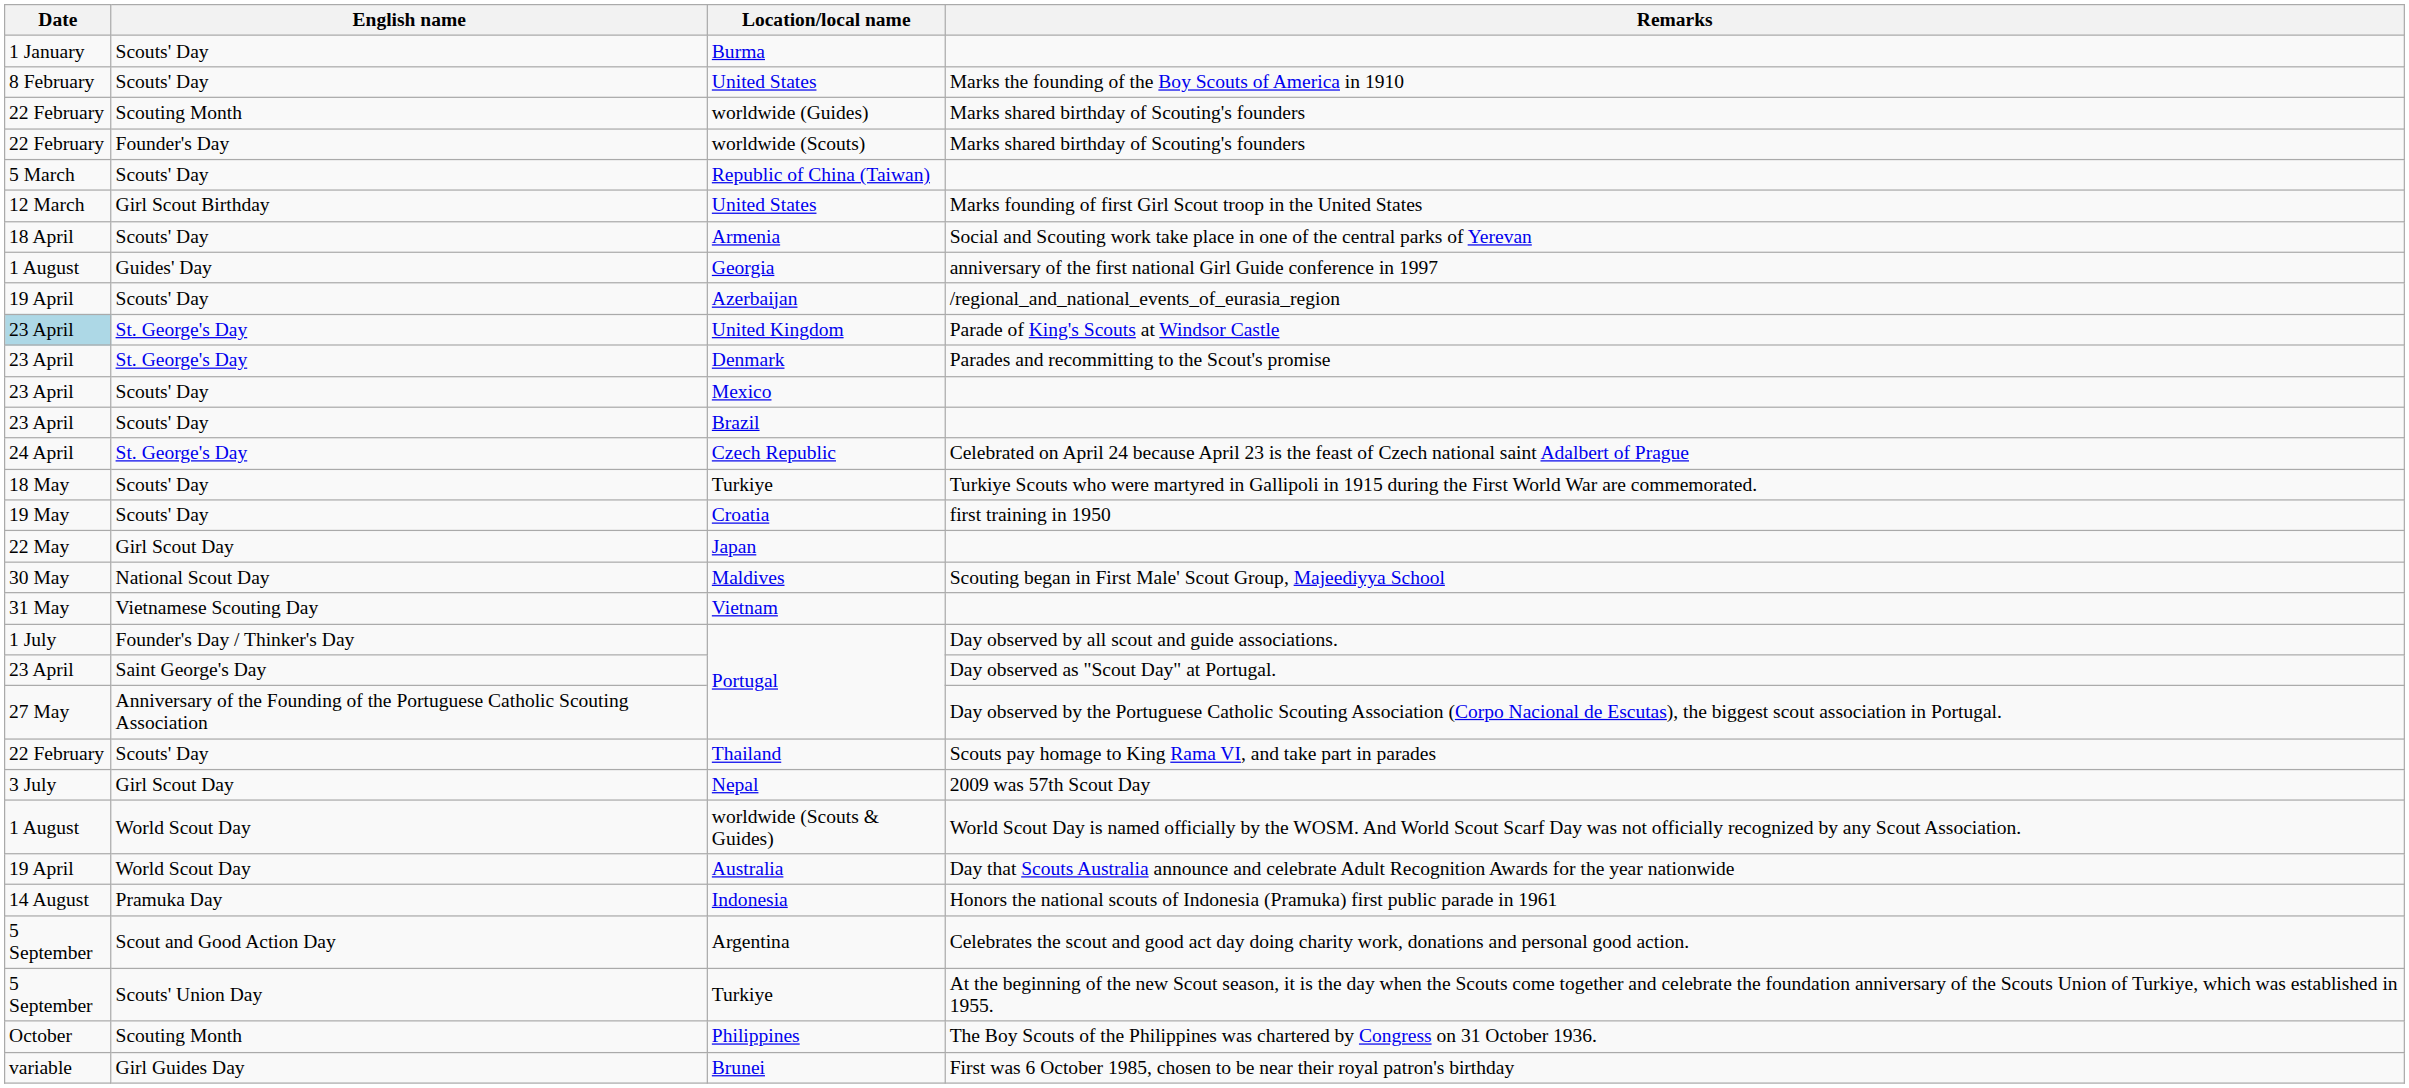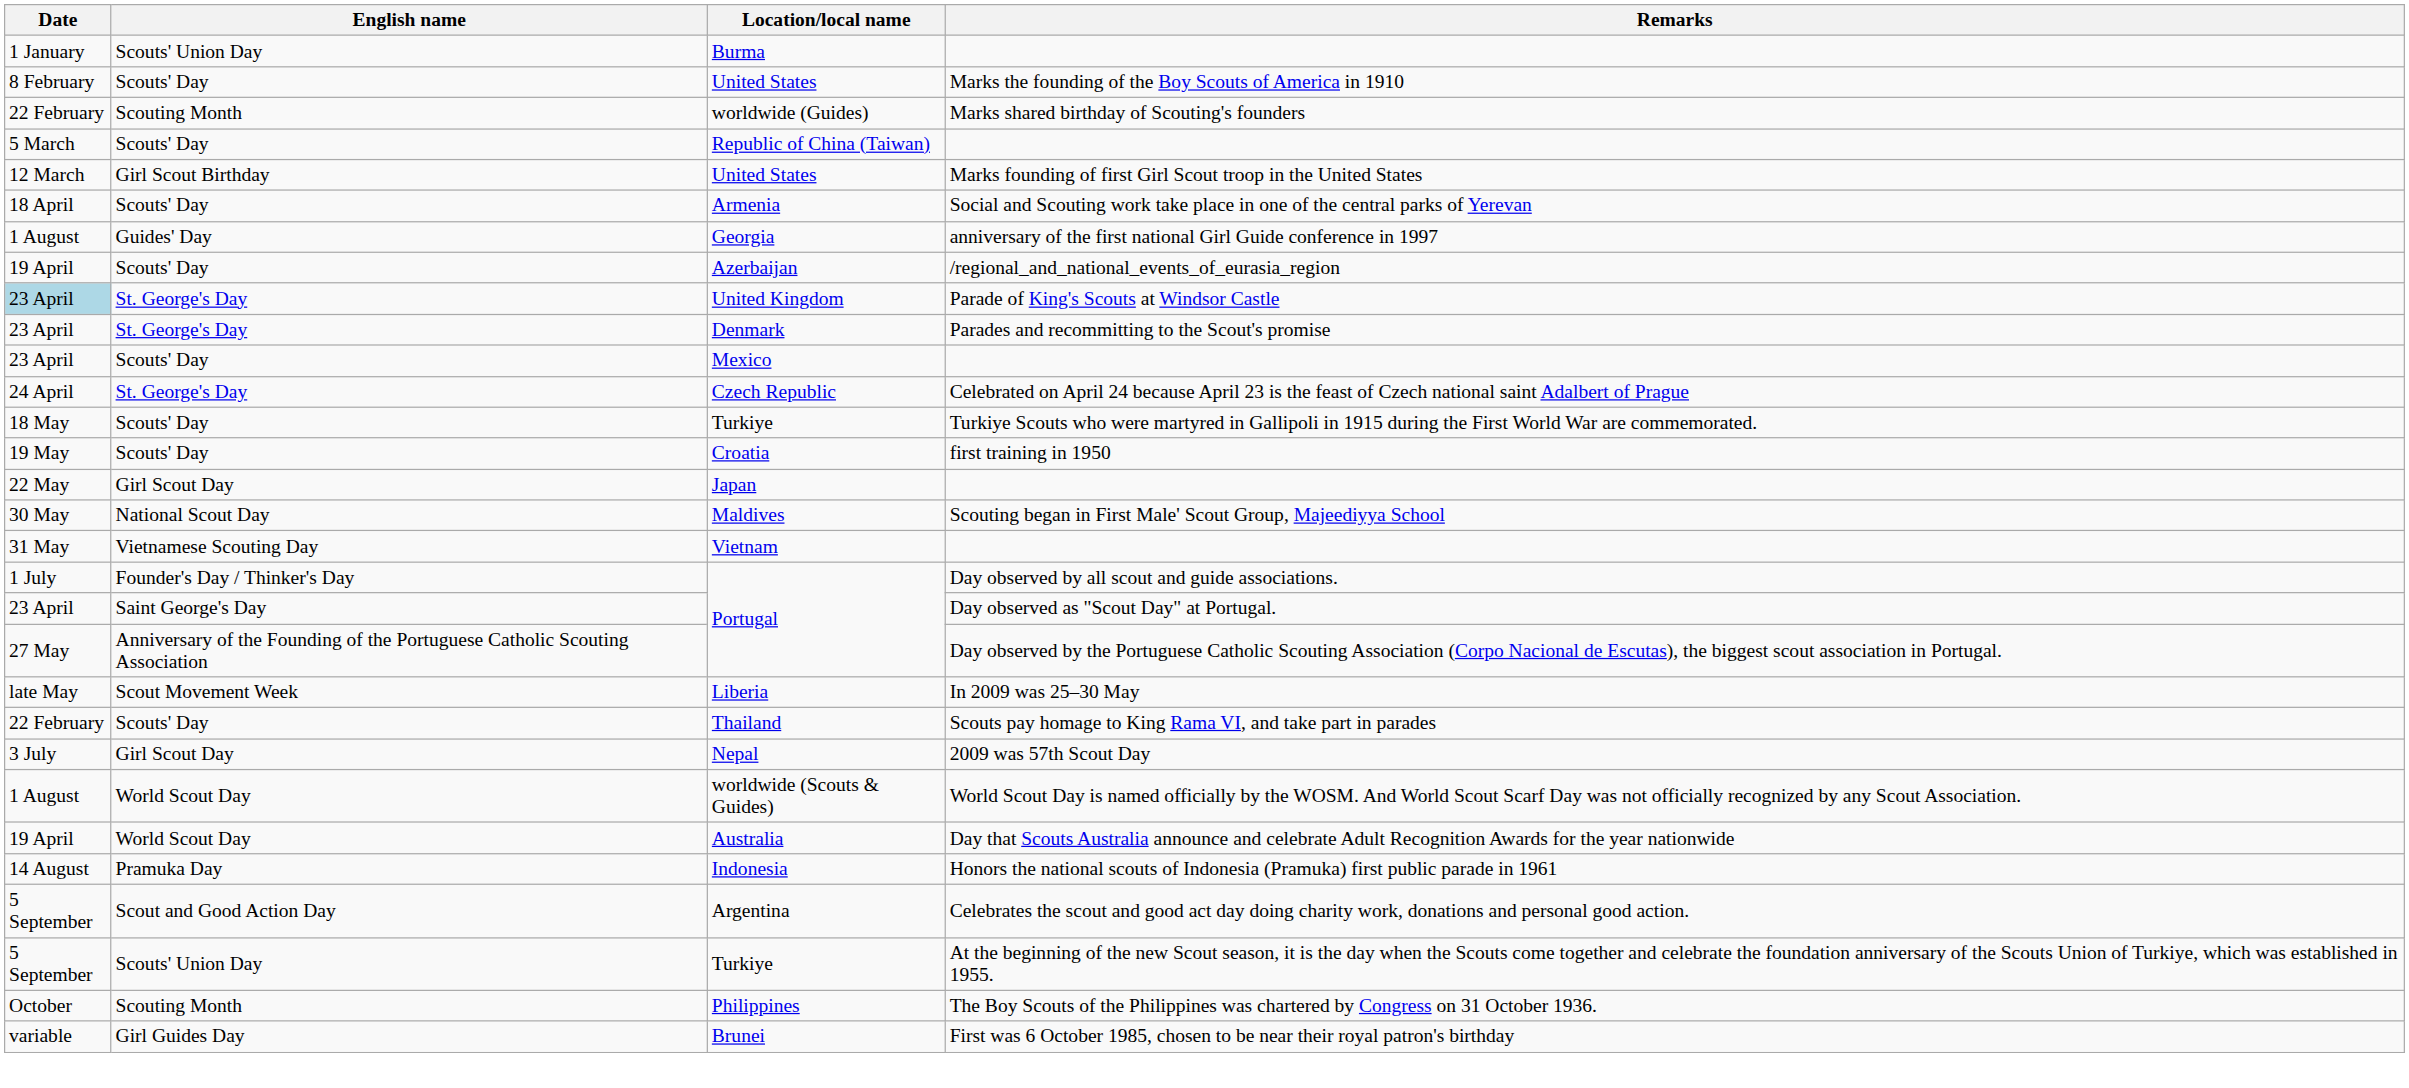(162, 50) Scouts' Day -> (189, 50) Scouts' Union Day
- row: (789, 143)
- row: (736, 422)
+ row: (740, 692)
